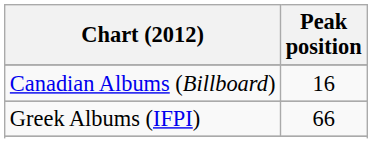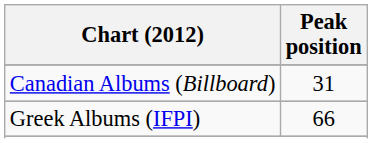(324, 82) 16 -> (324, 82) 31
